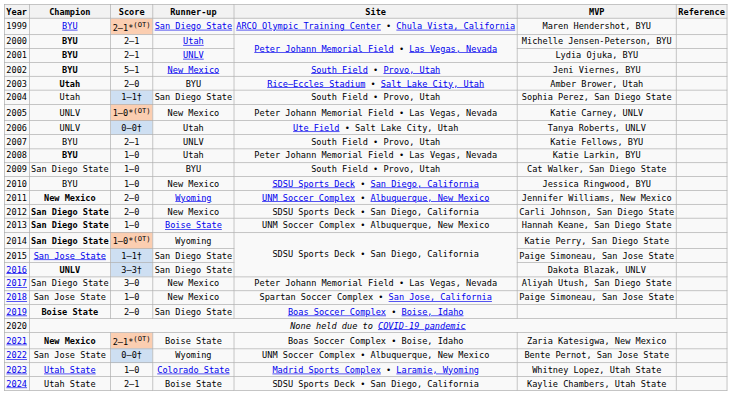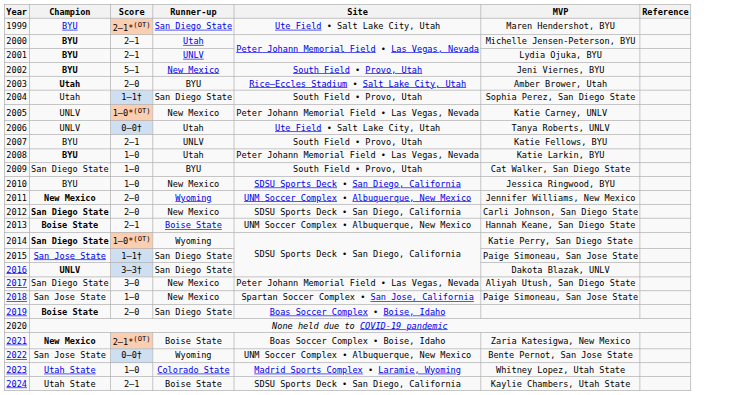(376, 26) ARCO Olympic Training Center • Chula Vista, California -> (358, 26) Ute Field • Salt Lake City, Utah
(70, 225) San Diego State -> (70, 225) Boise State
(132, 225) 1–0 -> (132, 225) 2–1
